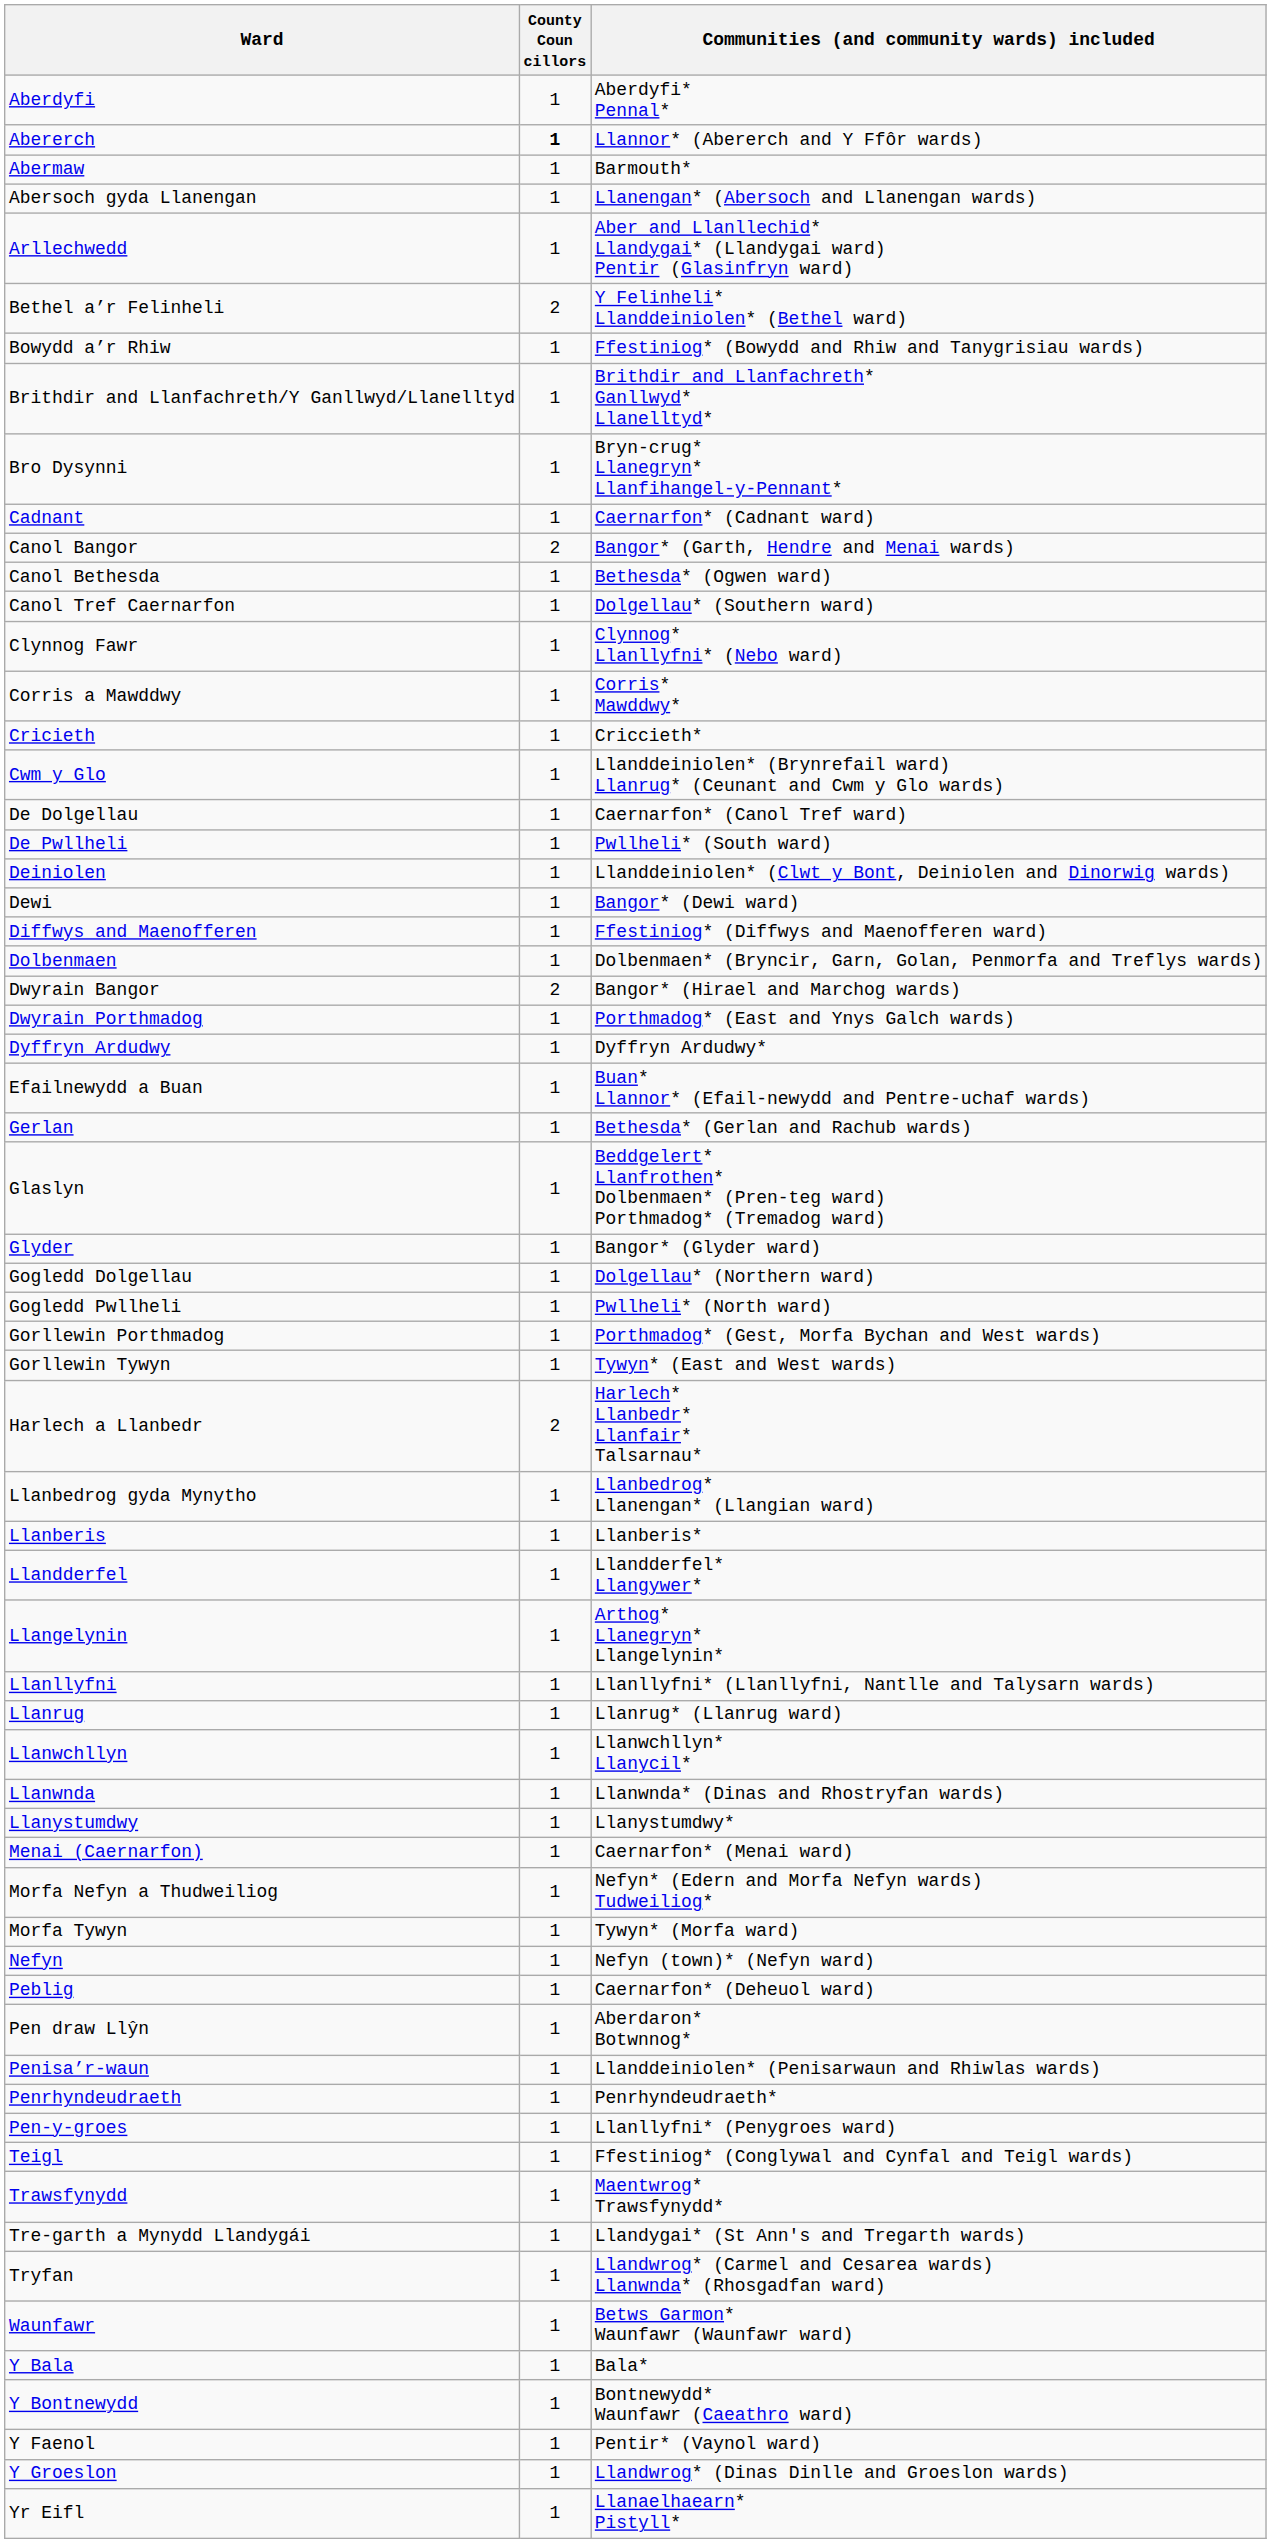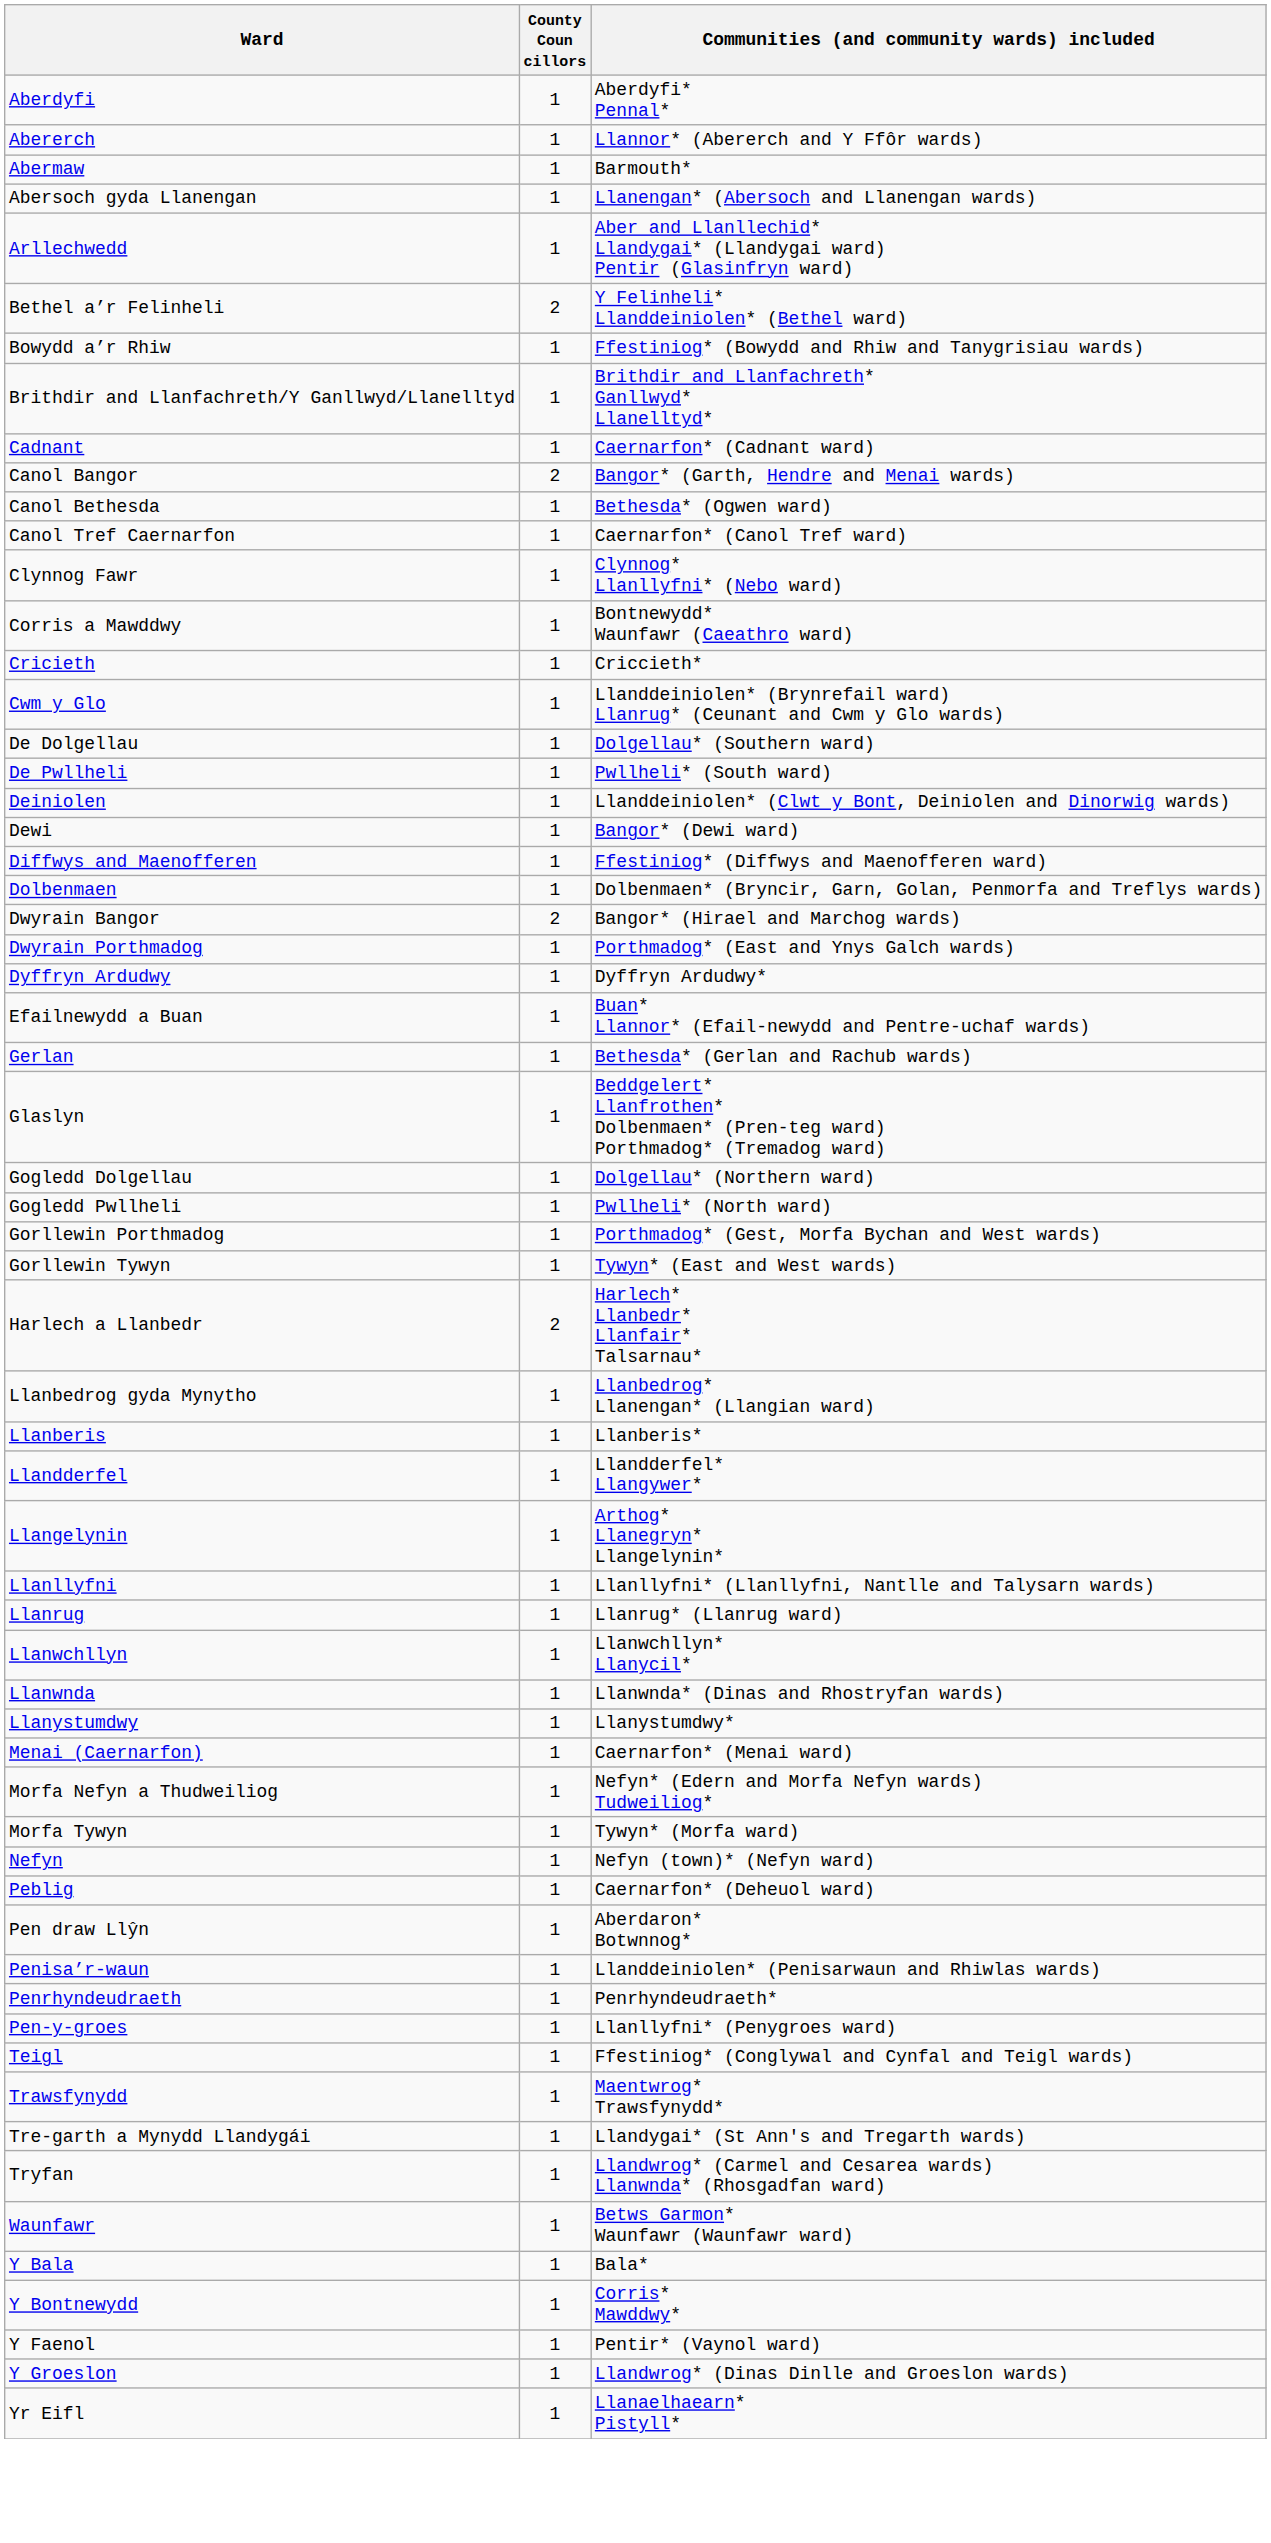(555, 140) bold -> (555, 140) normal
- row: (68, 469)
(735, 606) Dolgellau* (Southern ward) -> (751, 536) Caernarfon* (Canol Tref ward)
(638, 696) Corris* Mawddwy* -> (724, 625) Bontnewydd* Waunfawr (Caeathro ward)
(751, 815) Caernarfon* (Canol Tref ward) -> (735, 744) Dolgellau* (Southern ward)
- row: (41, 1248)
(724, 2405) Bontnewydd* Waunfawr (Caeathro ward) -> (638, 2305) Corris* Mawddwy*
